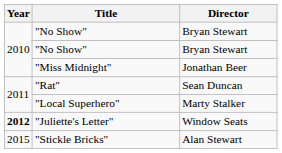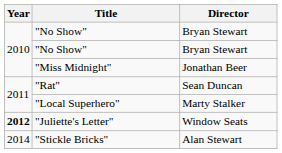(18, 139) 2015 -> (18, 139) 2014
